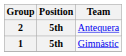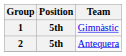rows swapped: (21, 43) <-> (21, 28)
